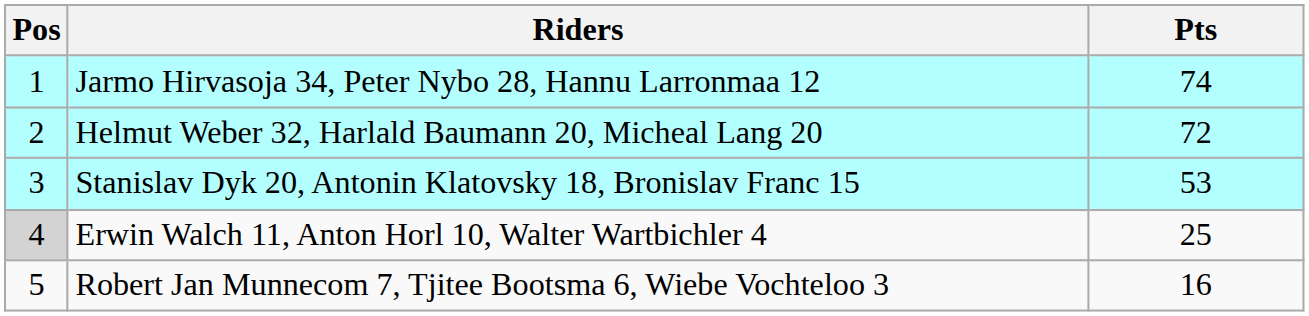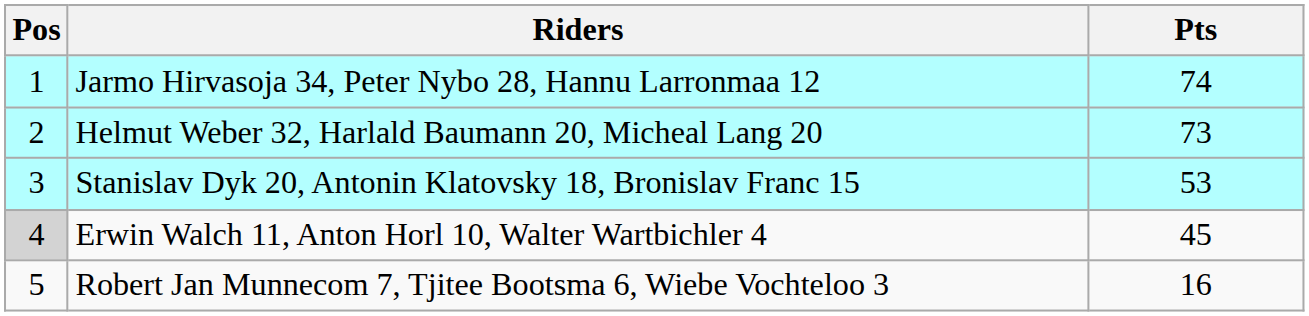(1196, 132) 72 -> (1196, 132) 73
(1196, 234) 25 -> (1196, 234) 45
